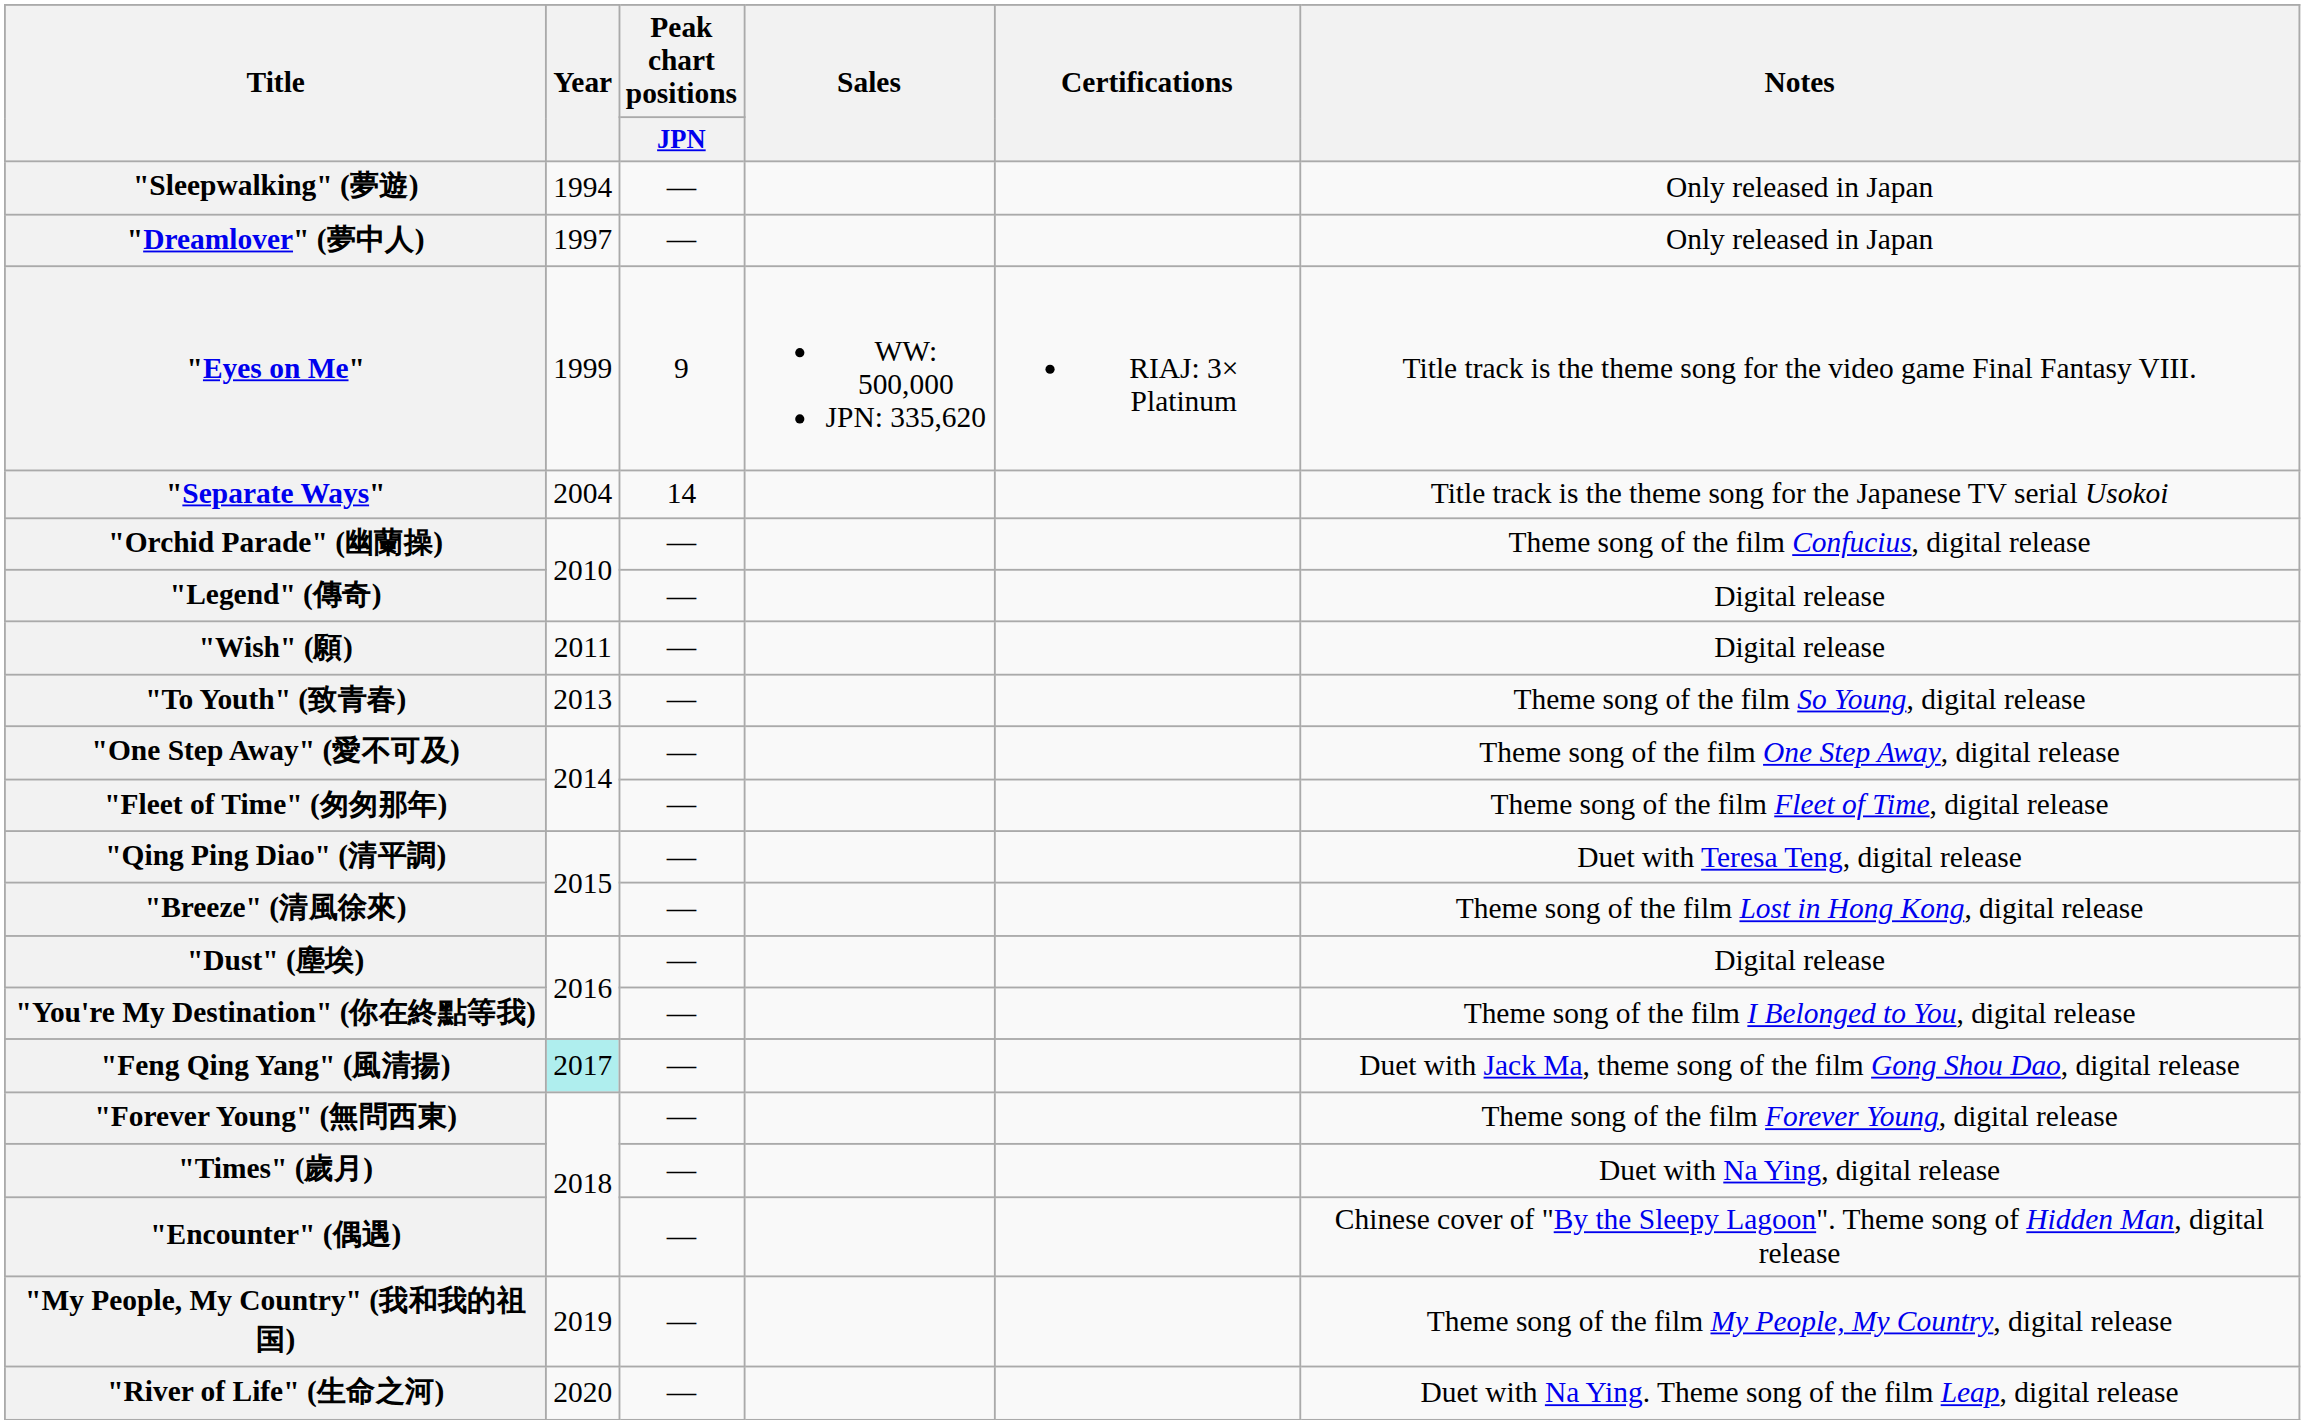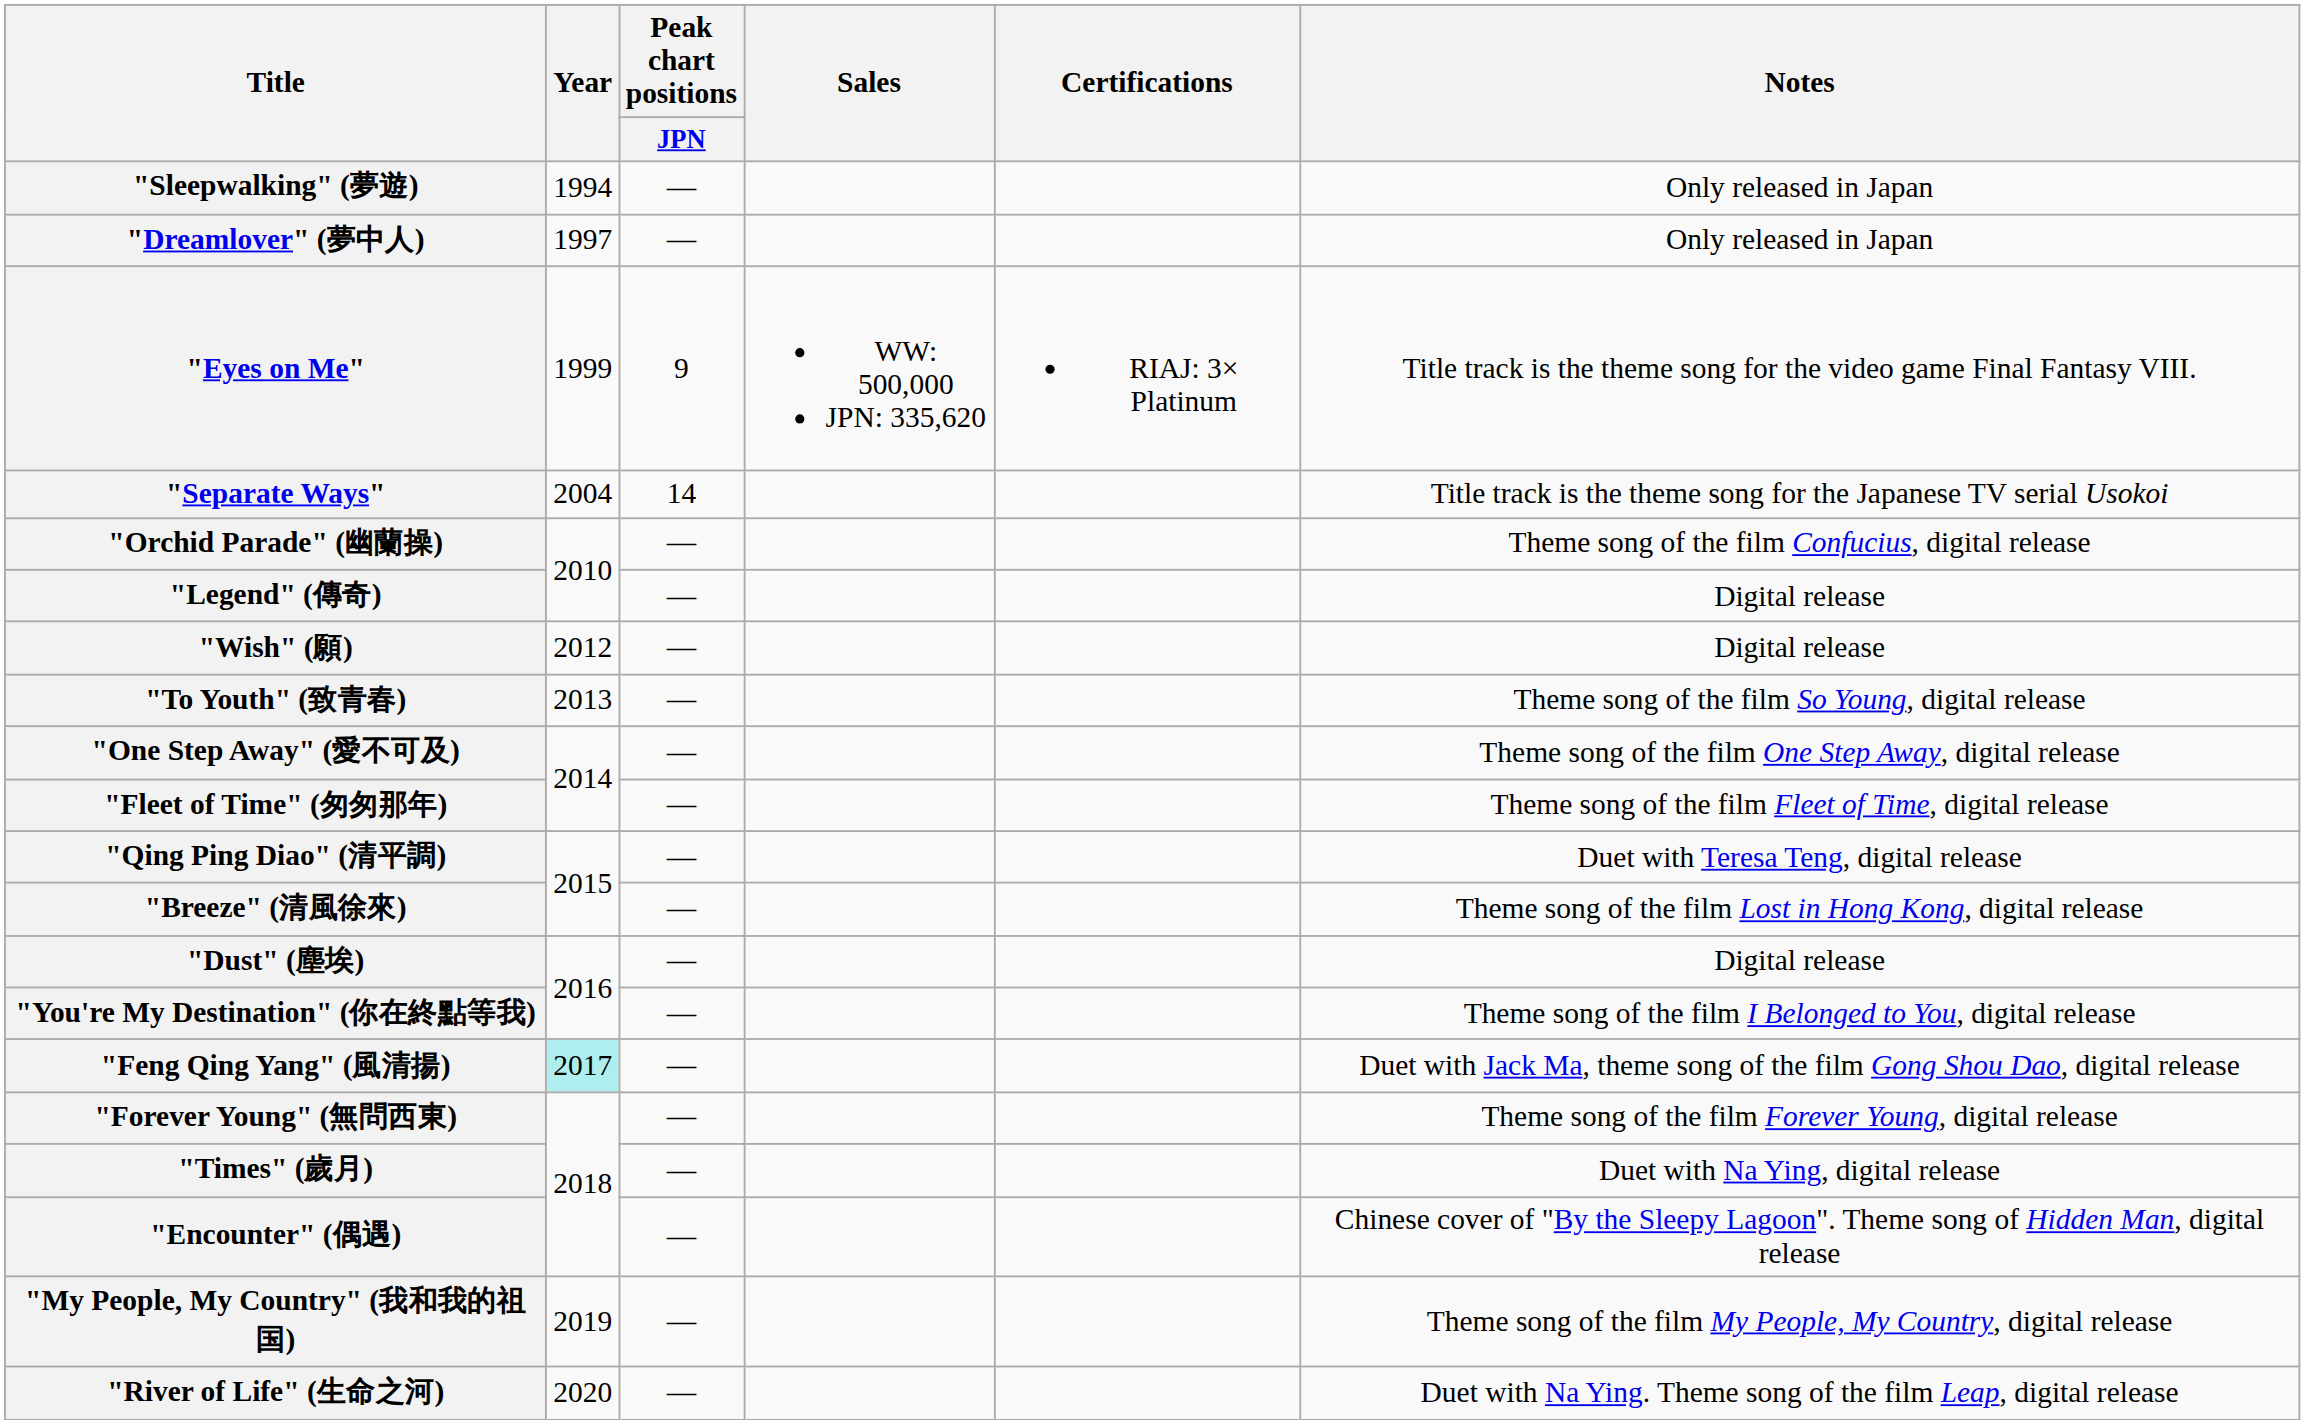(583, 647) 2011 -> (583, 647) 2012
